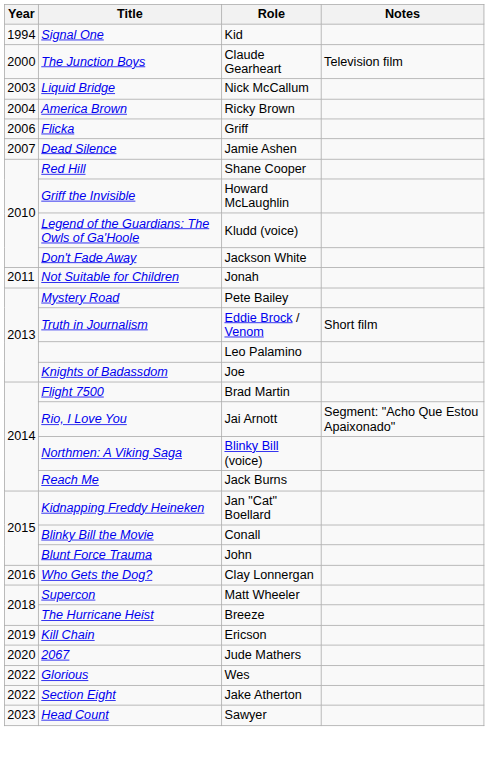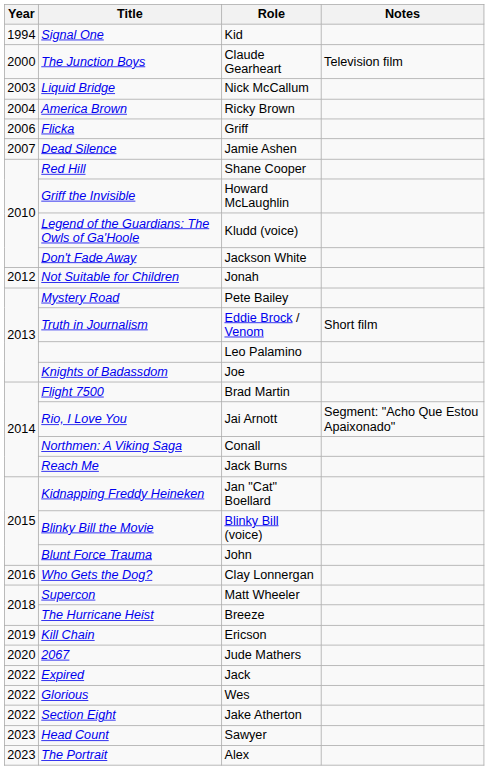(21, 277) 2011 -> (21, 277) 2012
(251, 453) Blinky Bill (voice) -> (242, 446) Conall
(242, 535) Conall -> (251, 527) Blinky Bill (voice)
+ row: (63, 675)
+ row: (74, 755)
